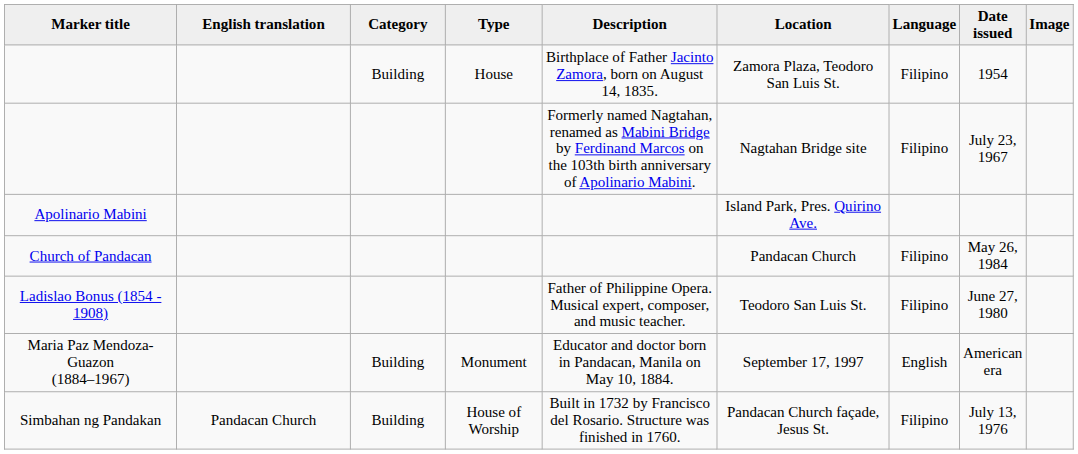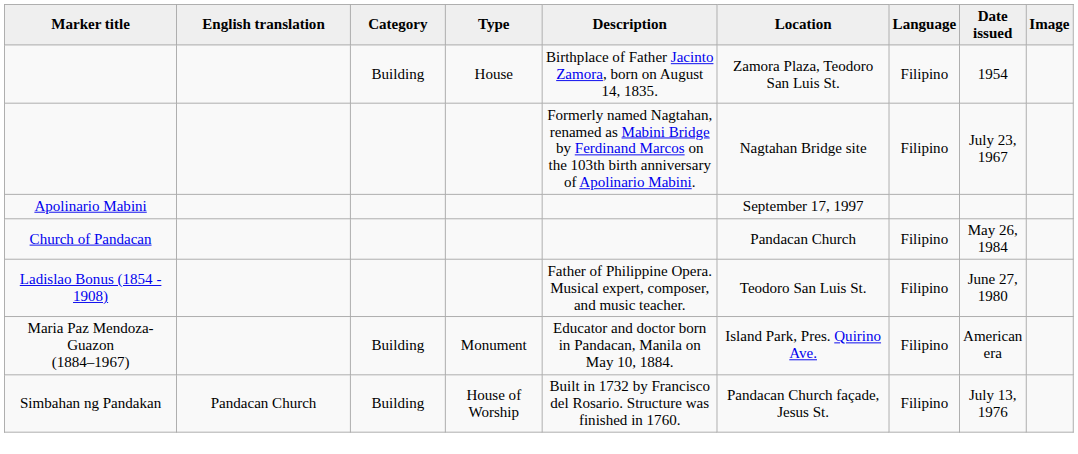(803, 214) Island Park, Pres. Quirino Ave. -> (803, 206) September 17, 1997
(803, 362) September 17, 1997 -> (803, 345) Island Park, Pres. Quirino Ave.
(924, 362) English -> (924, 345) Filipino
